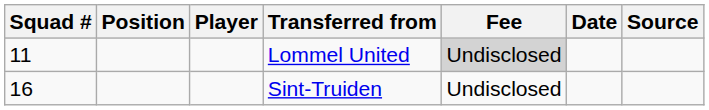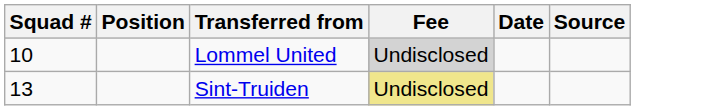- column: (226, 22)
(21, 55) 11 -> (21, 55) 10
(21, 88) 16 -> (21, 88) 13
(504, 88) no background -> (431, 88) khaki background
